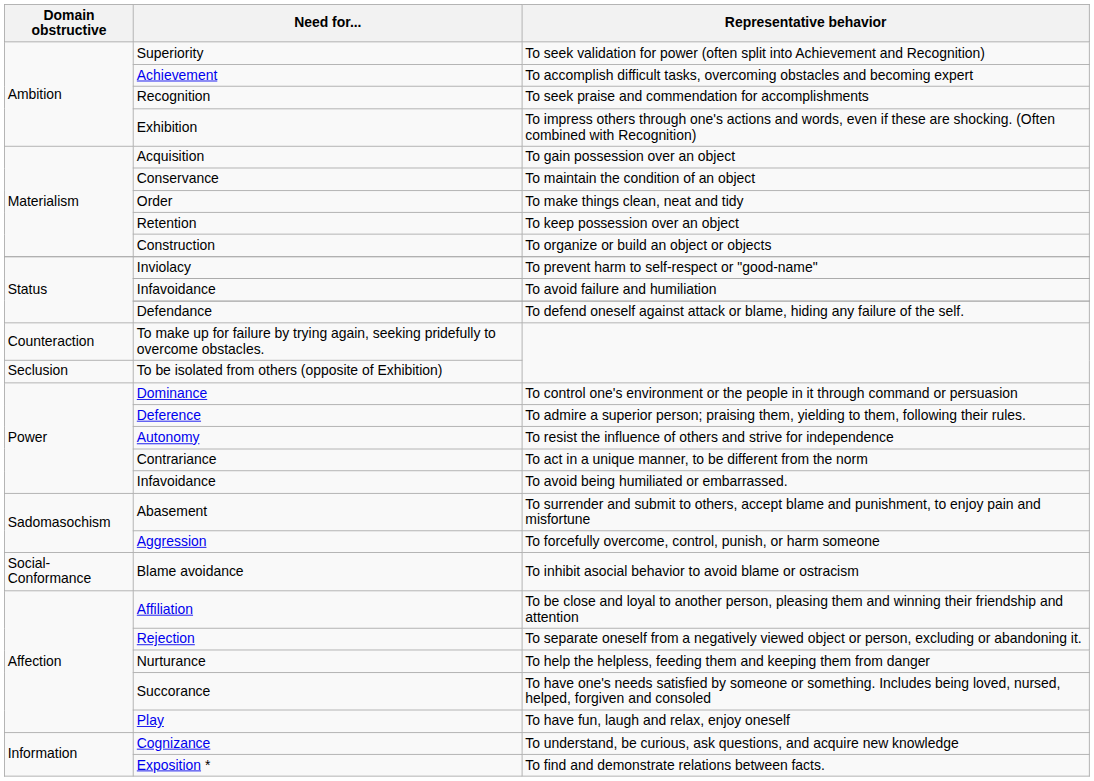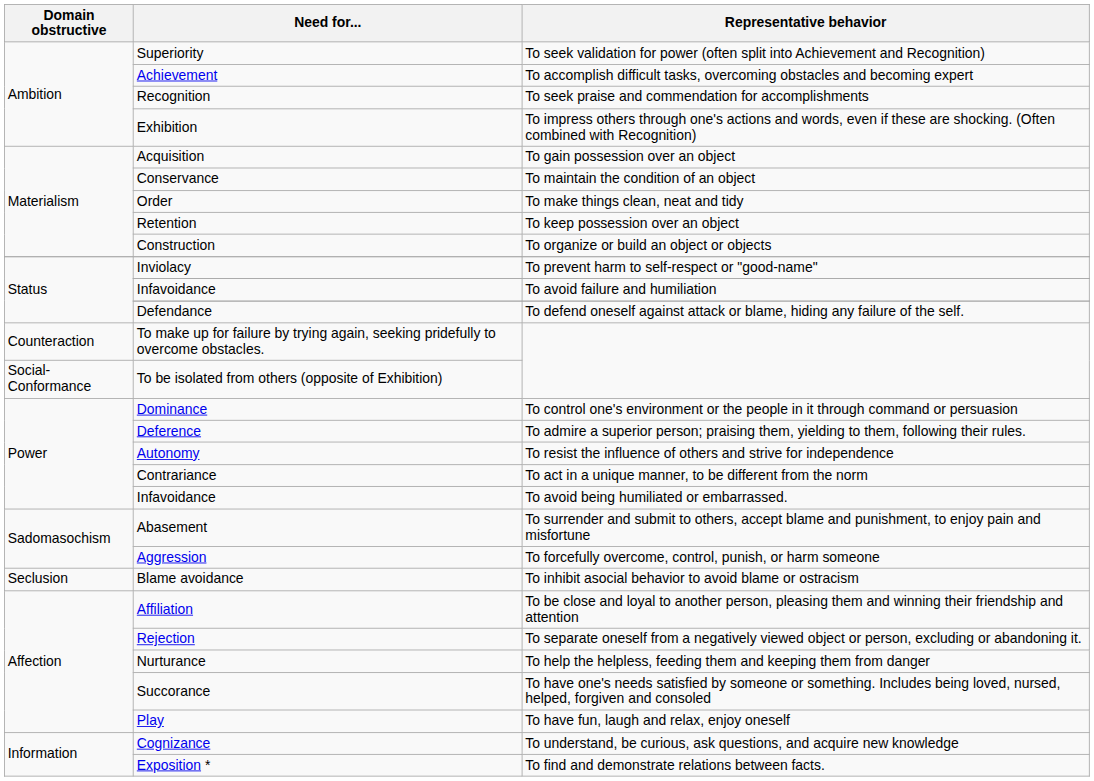(38, 371) Seclusion -> (49, 379) Social-Conformance
(49, 571) Social-Conformance -> (38, 579) Seclusion
